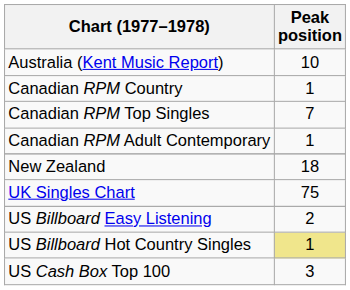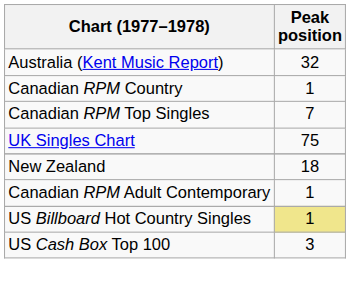(310, 62) 10 -> (310, 62) 32
rows swapped: (139, 140) <-> (72, 192)
- row: (110, 219)
